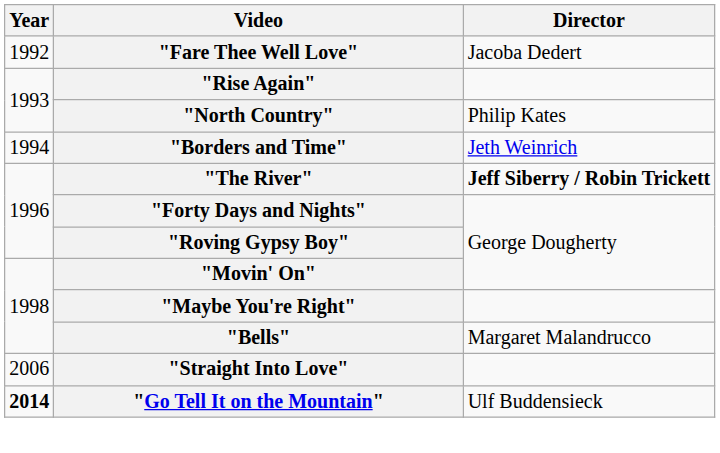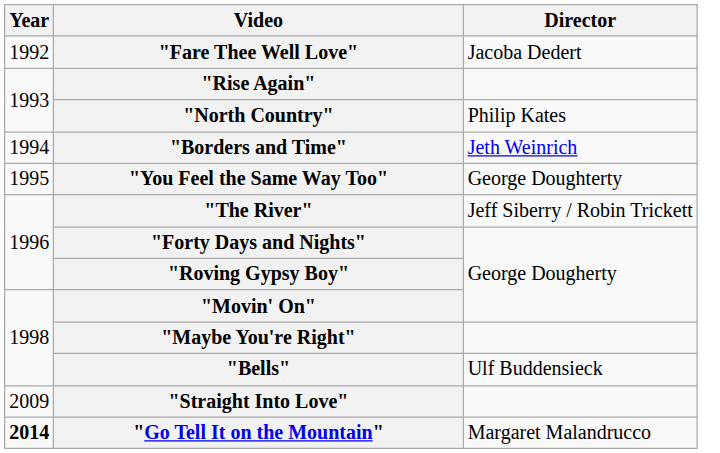+ row: (258, 178)
(589, 178) bold -> (580, 210) normal
(559, 337) Margaret Malandrucco -> (535, 369) Ulf Buddensieck
(29, 369) 2006 -> (29, 400) 2009
(535, 400) Ulf Buddensieck -> (559, 432) Margaret Malandrucco
